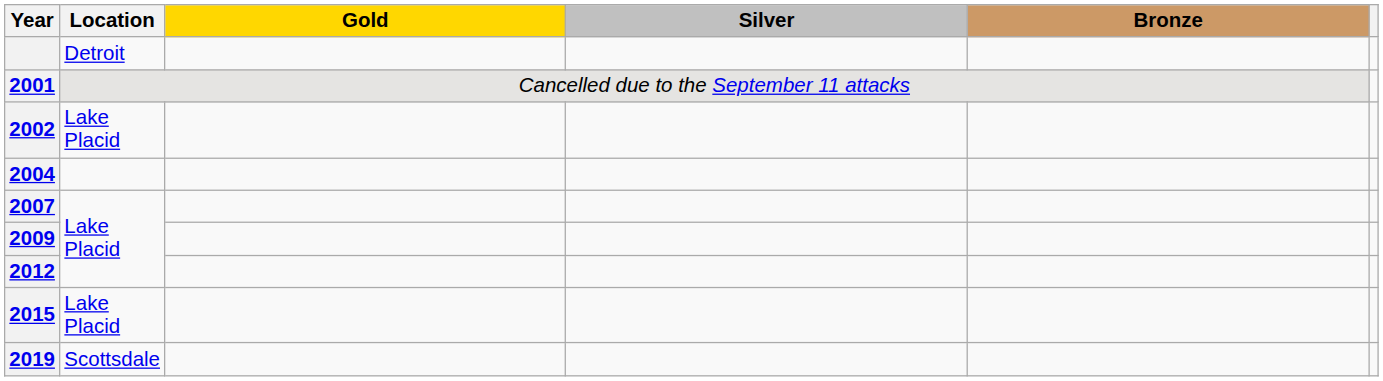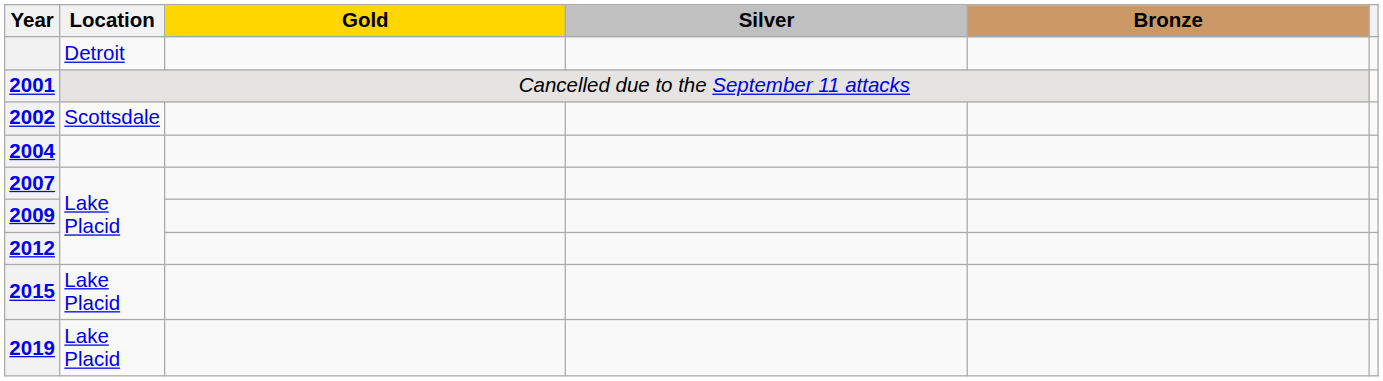(92, 129) Lake Placid -> (112, 118) Scottsdale
(112, 359) Scottsdale -> (92, 347) Lake Placid
